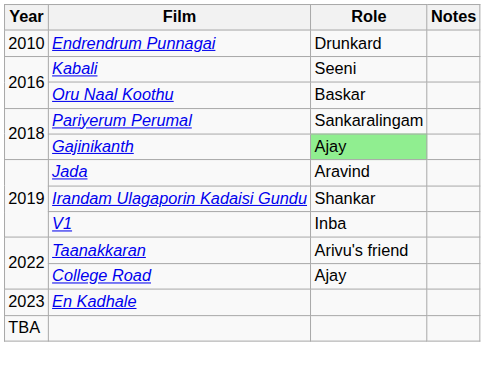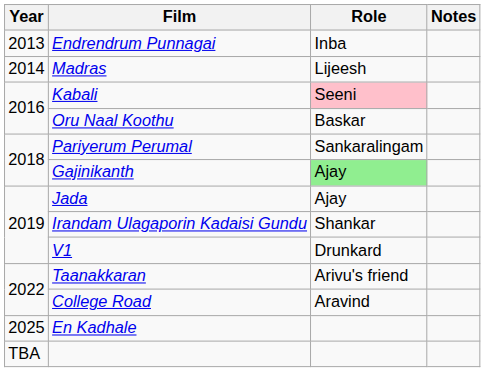(26, 43) 2010 -> (26, 43) 2013
(348, 43) Drunkard -> (330, 43) Inba
+ row: (79, 69)
(335, 69) no background -> (335, 95) pink background
(342, 172) Aravind -> (330, 198) Ajay
(330, 224) Inba -> (348, 250) Drunkard
(330, 276) Ajay -> (342, 302) Aravind
(26, 302) 2023 -> (26, 328) 2025
